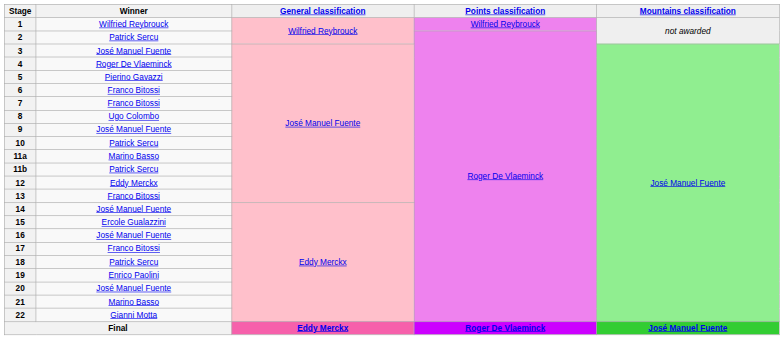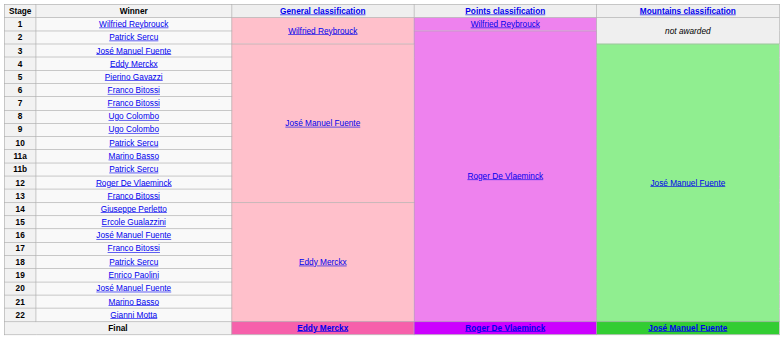(134, 64) Roger De Vlaeminck -> (134, 64) Eddy Merckx
(134, 130) José Manuel Fuente -> (134, 130) Ugo Colombo
(134, 183) Eddy Merckx -> (134, 183) Roger De Vlaeminck
(134, 209) José Manuel Fuente -> (134, 209) Giuseppe Perletto
